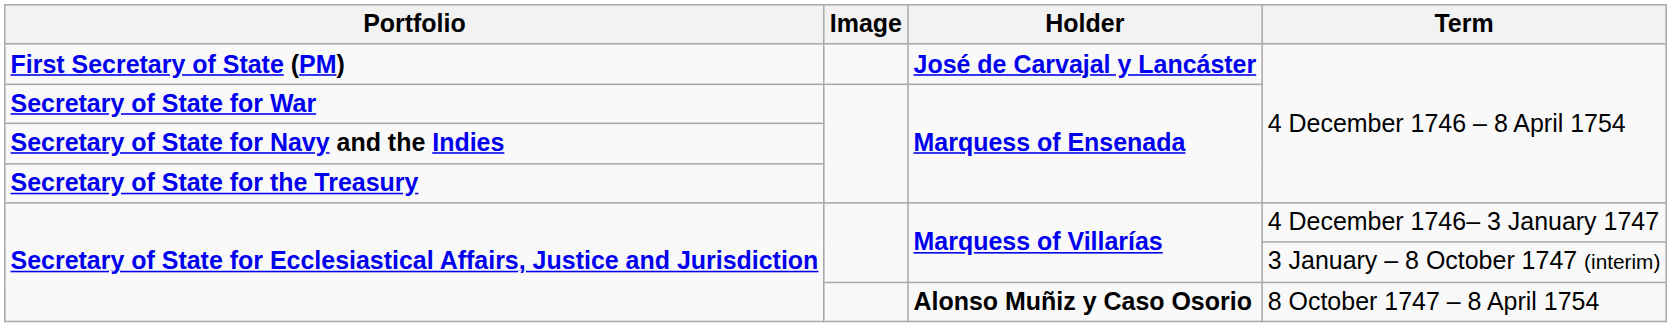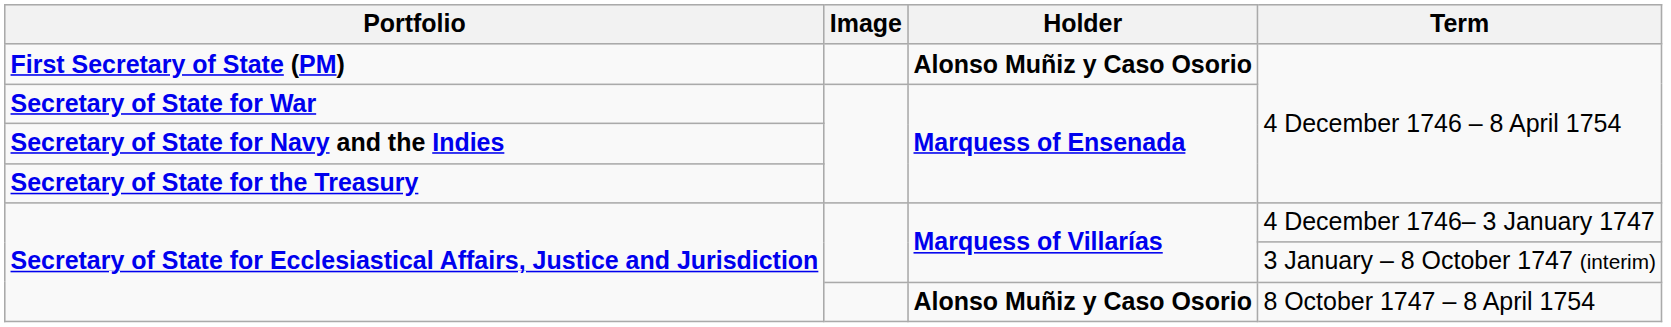(1085, 63) José de Carvajal y Lancáster -> (1083, 63) Alonso Muñiz y Caso Osorio
